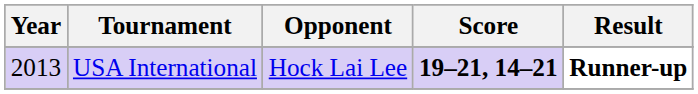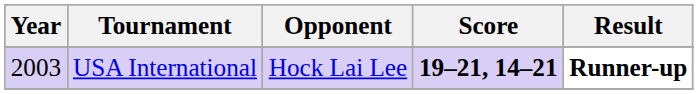(36, 67) 2013 -> (36, 67) 2003
